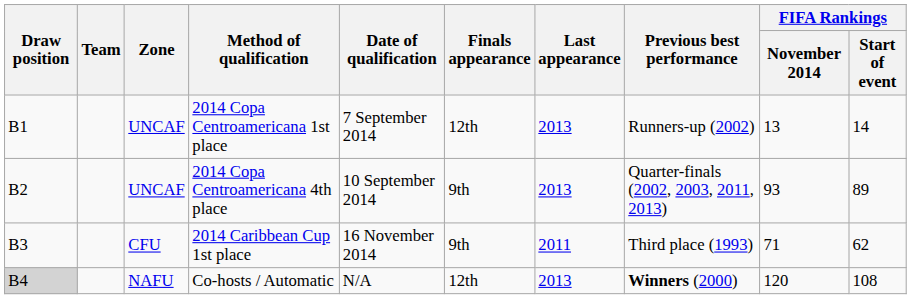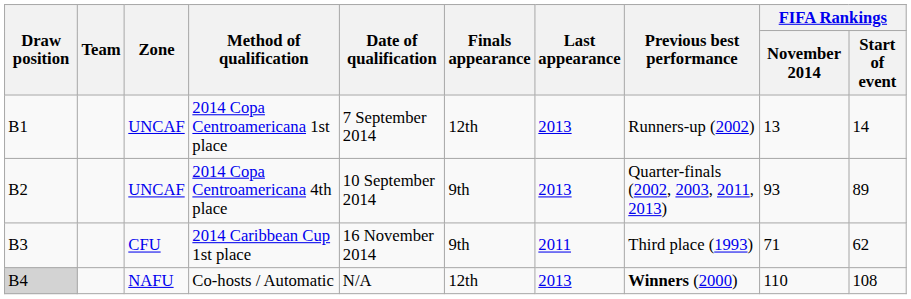(776, 280) 120 -> (776, 280) 110
